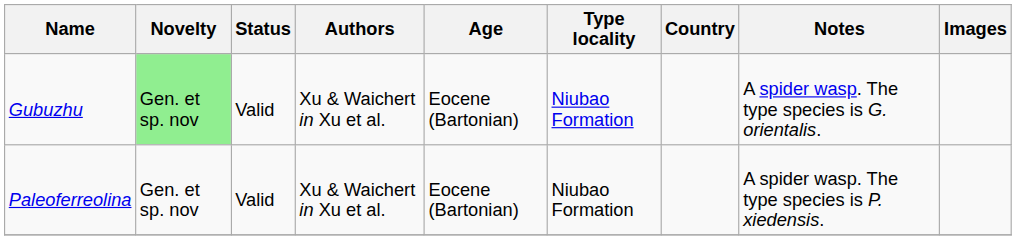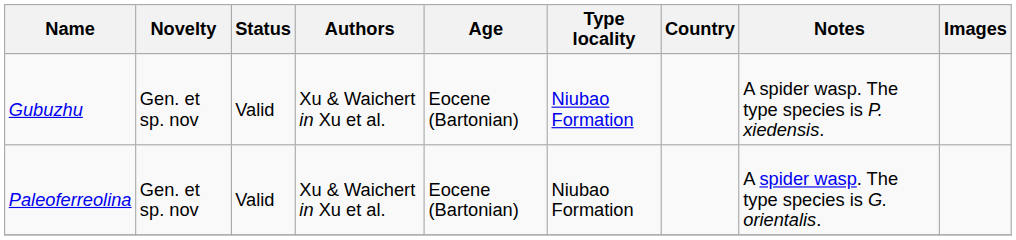(170, 109) lightgreen background -> (170, 109) no background
(821, 109) A spider wasp. The type species is G. orientalis. -> (821, 109) A spider wasp. The type species is P. xiedensis.
(821, 199) A spider wasp. The type species is P. xiedensis. -> (821, 199) A spider wasp. The type species is G. orientalis.
